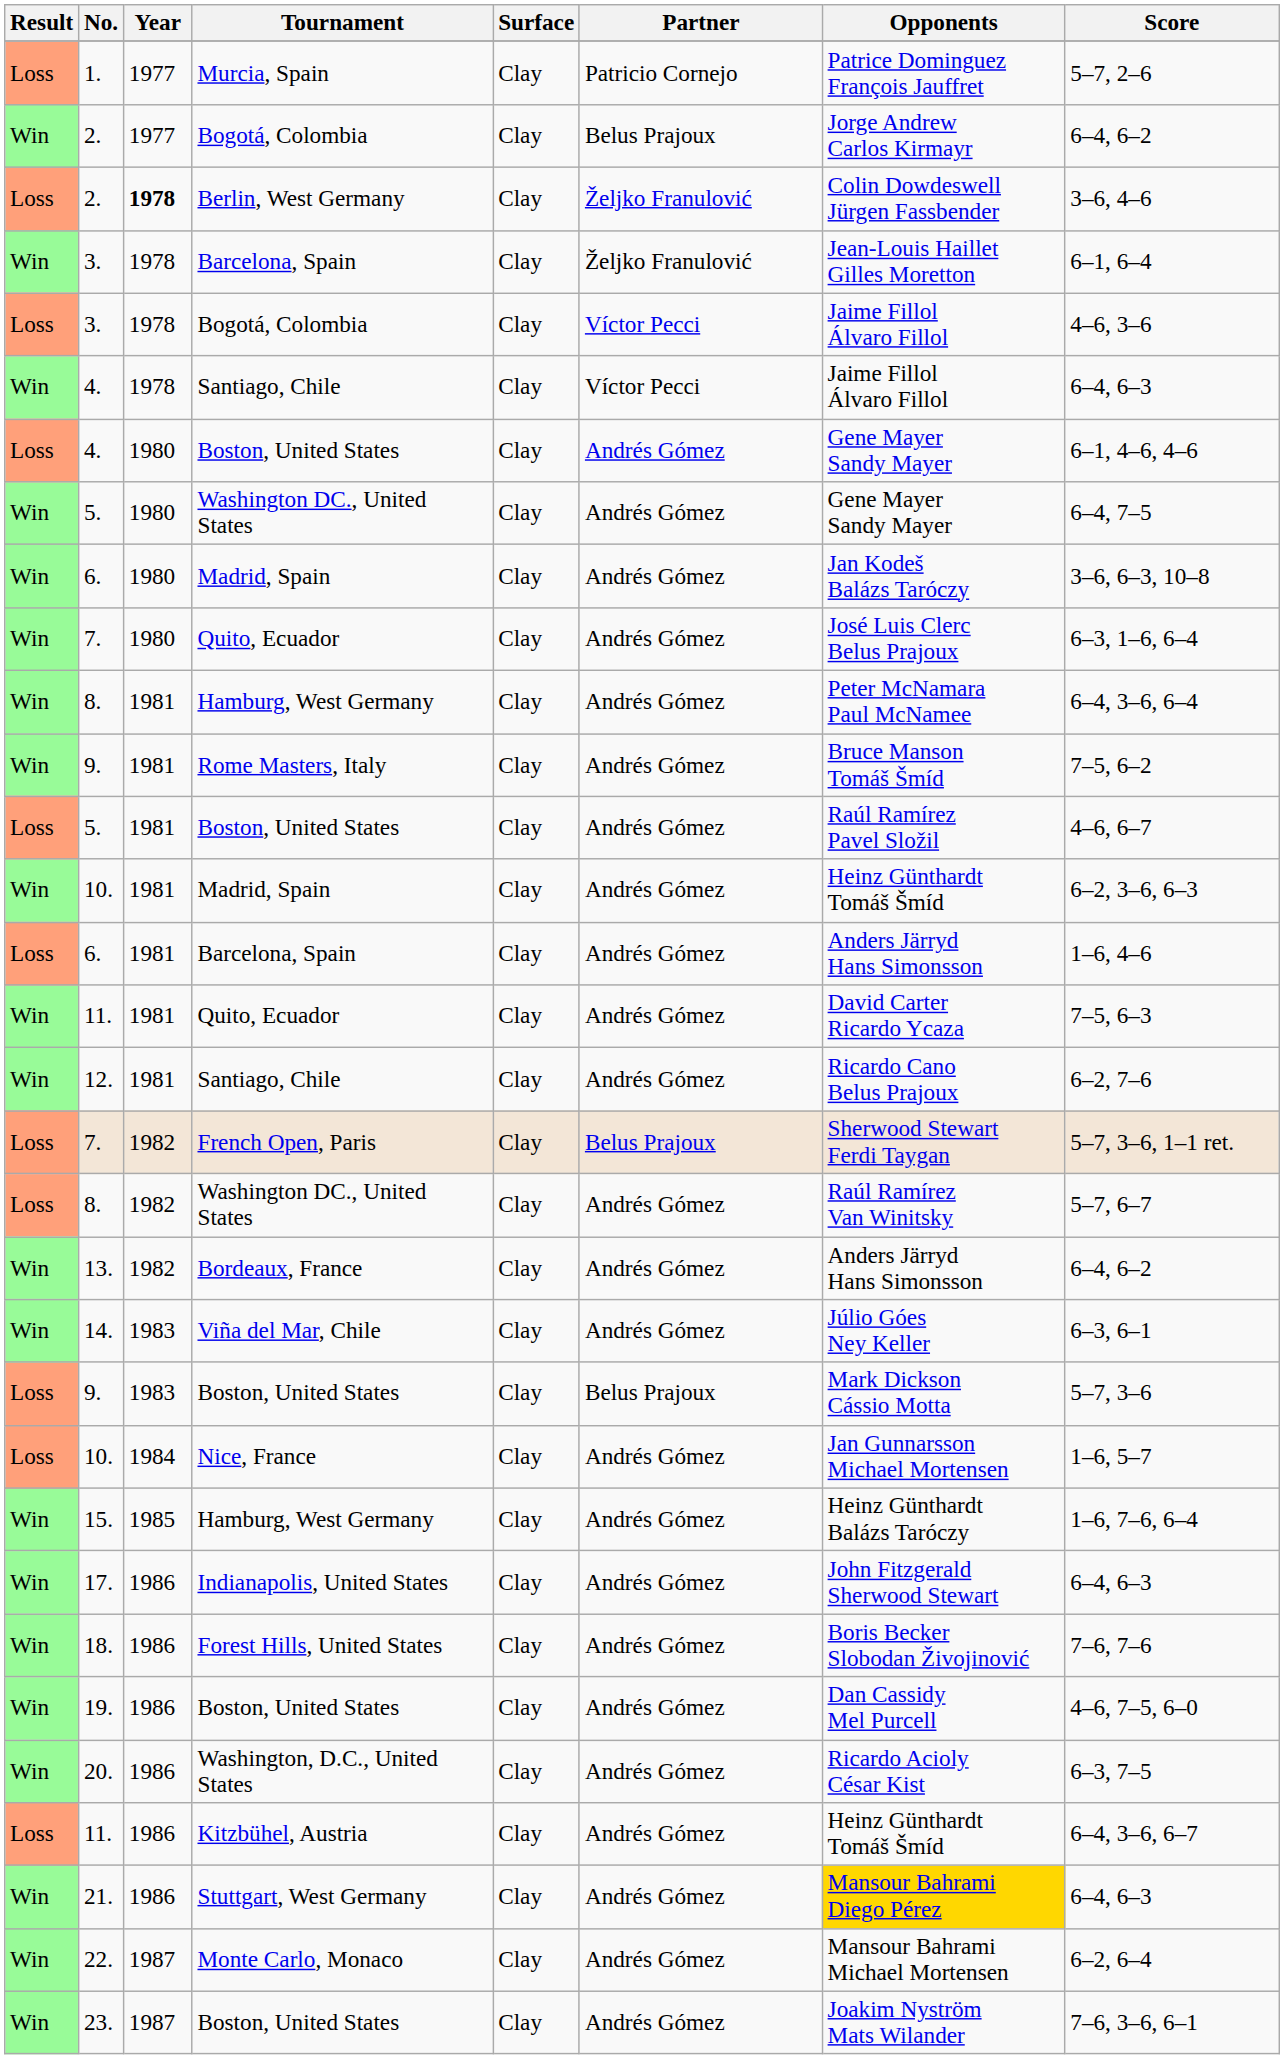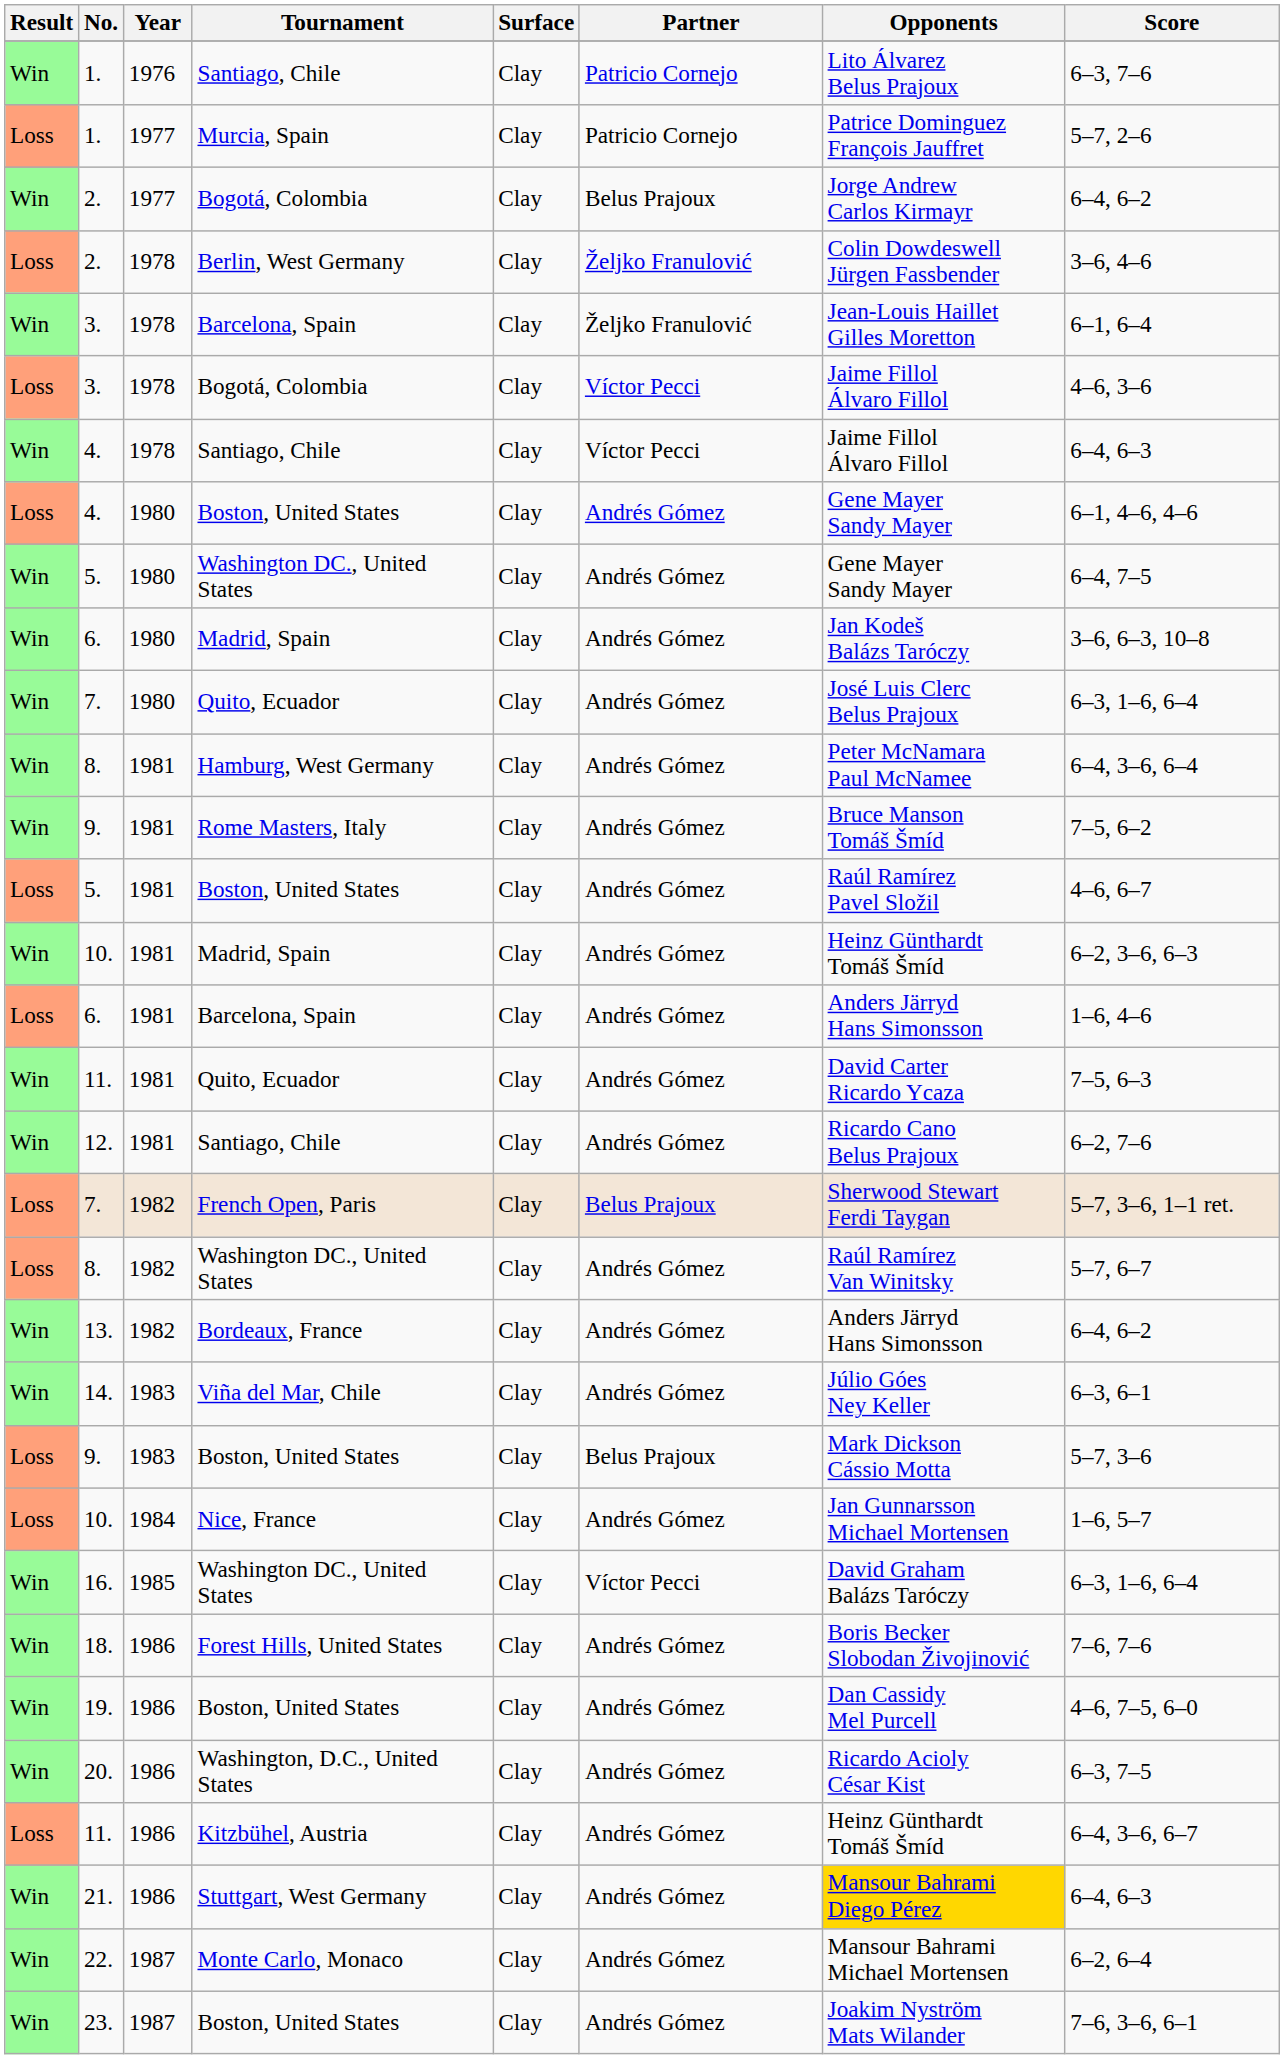+ row: (93, 72)
(152, 198) bold -> (152, 261) normal
- row: (98, 1519)
+ row: (98, 1582)
- row: (98, 1582)
